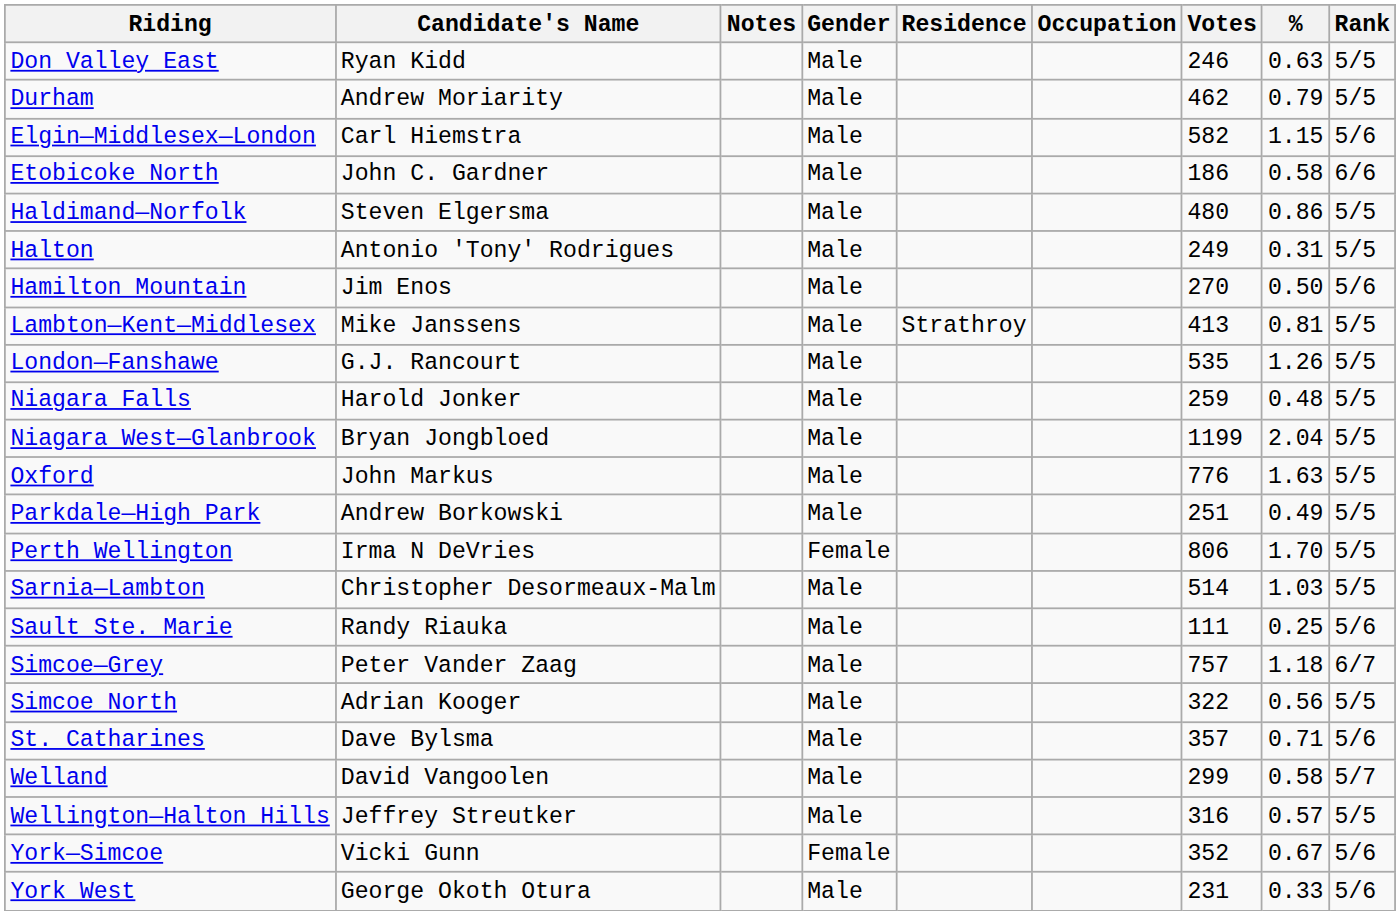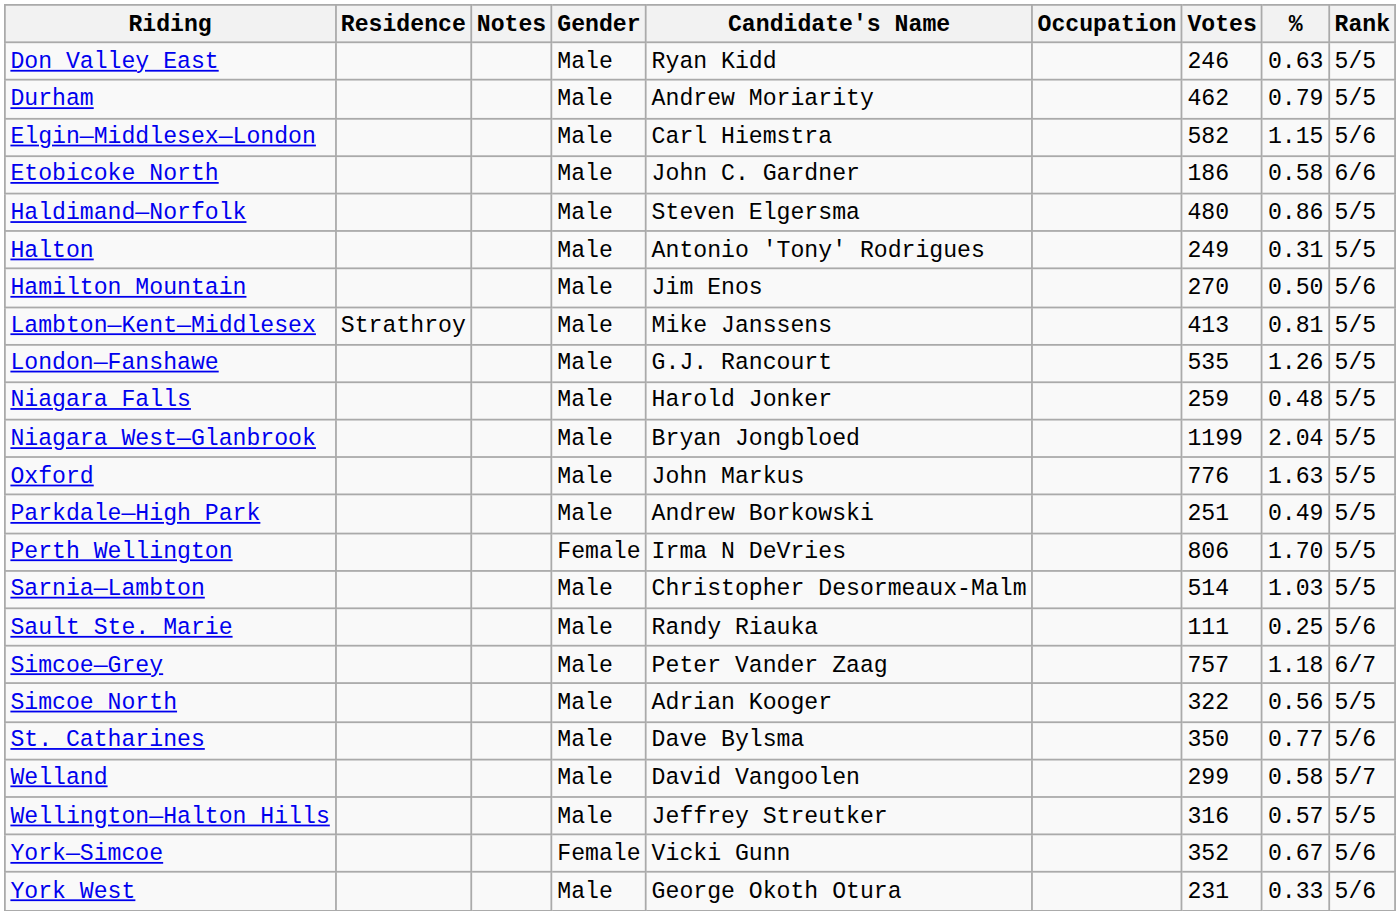columns swapped: (528, 24) <-> (964, 24)
(1208, 740) 357 -> (1208, 740) 350
(1296, 740) 0.71 -> (1296, 740) 0.77
